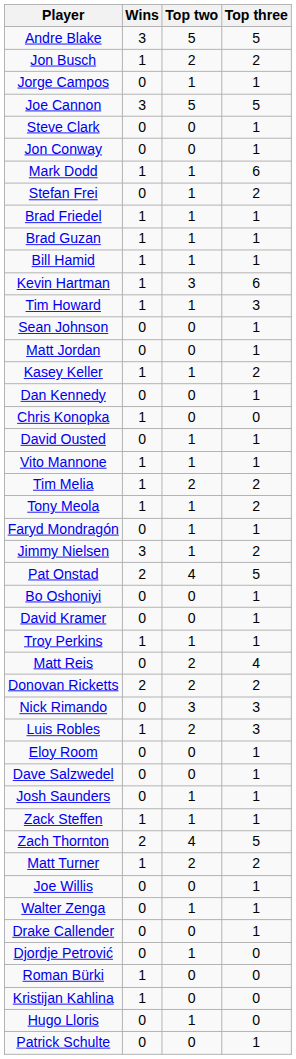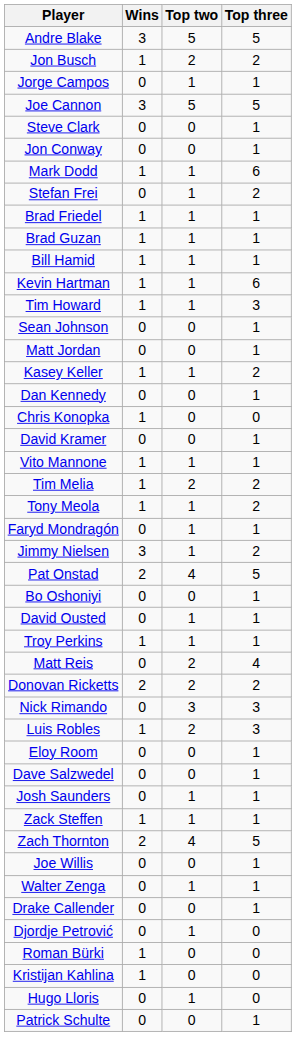(192, 283) 3 -> (192, 283) 1
rows swapped: (63, 618) <-> (63, 439)
- row: (63, 864)
